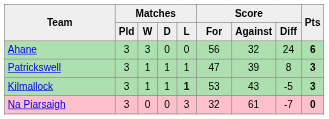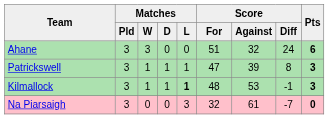(214, 50) 56 -> (214, 50) 51
(214, 86) 53 -> (214, 86) 48
(254, 86) 43 -> (254, 86) 53
(288, 86) -5 -> (288, 86) -1
